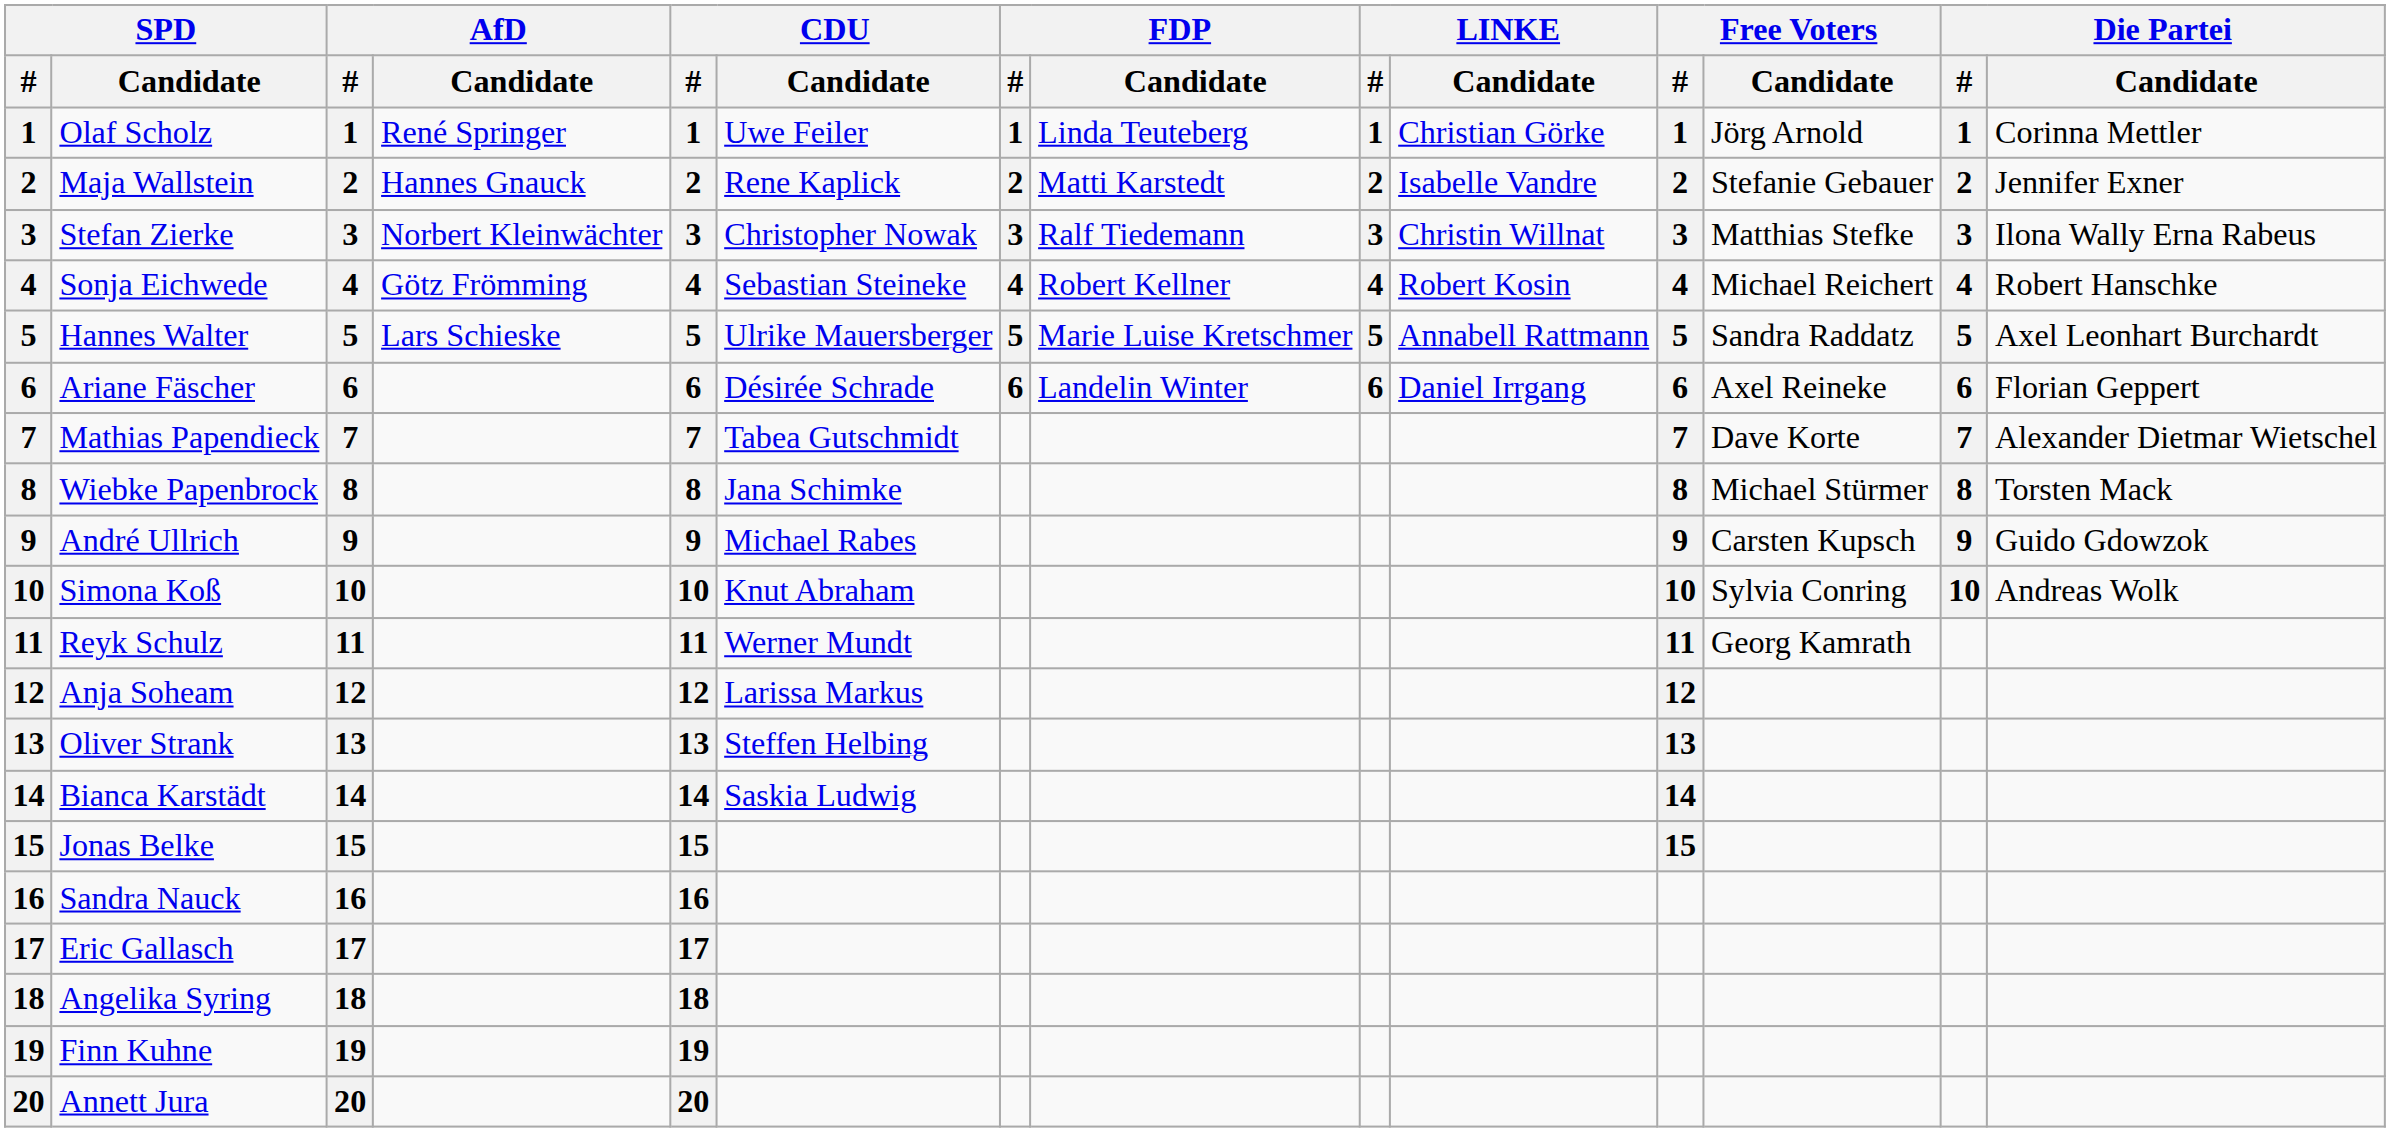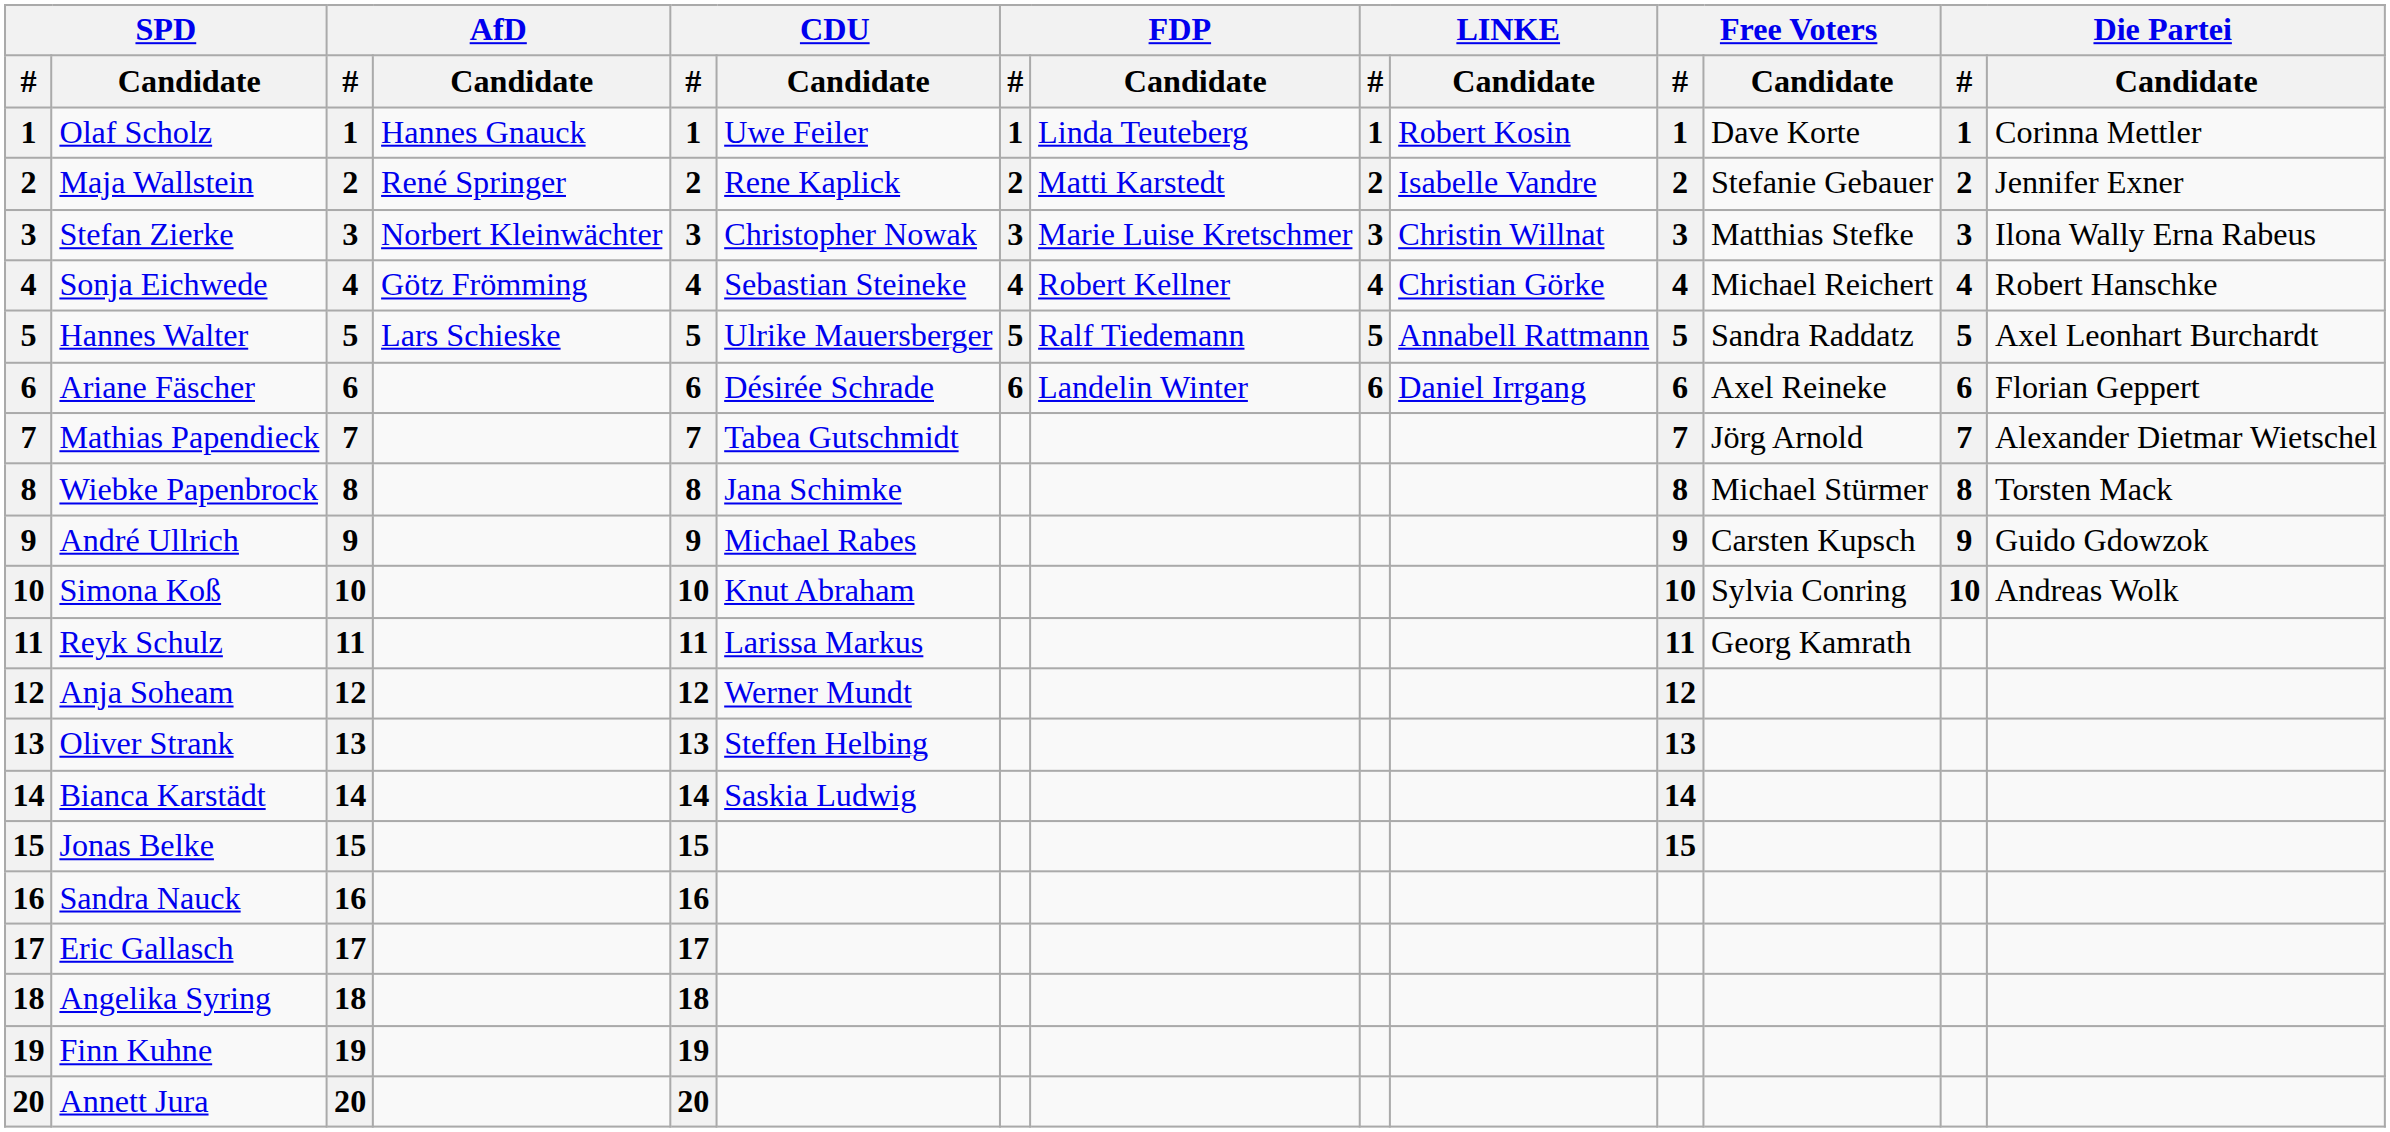(474, 132) René Springer -> (483, 132) Hannes Gnauck
(1501, 132) Christian Görke -> (1484, 132) Robert Kosin
(1787, 132) Jörg Arnold -> (1786, 132) Dave Korte
(483, 183) Hannes Gnauck -> (474, 183) René Springer
(1141, 234) Ralf Tiedemann -> (1195, 234) Marie Luise Kretschmer
(1484, 285) Robert Kosin -> (1501, 285) Christian Görke
(1195, 336) Marie Luise Kretschmer -> (1141, 336) Ralf Tiedemann
(1786, 438) Dave Korte -> (1787, 438) Jörg Arnold
(818, 642) Werner Mundt -> (824, 642) Larissa Markus
(824, 693) Larissa Markus -> (818, 693) Werner Mundt
